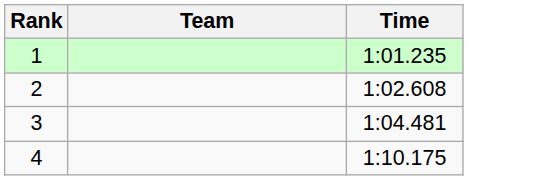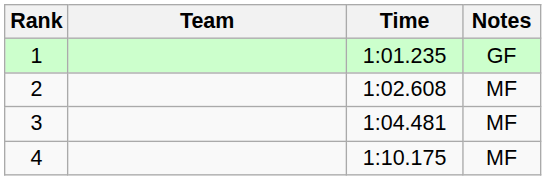+ column: (502, 21)
